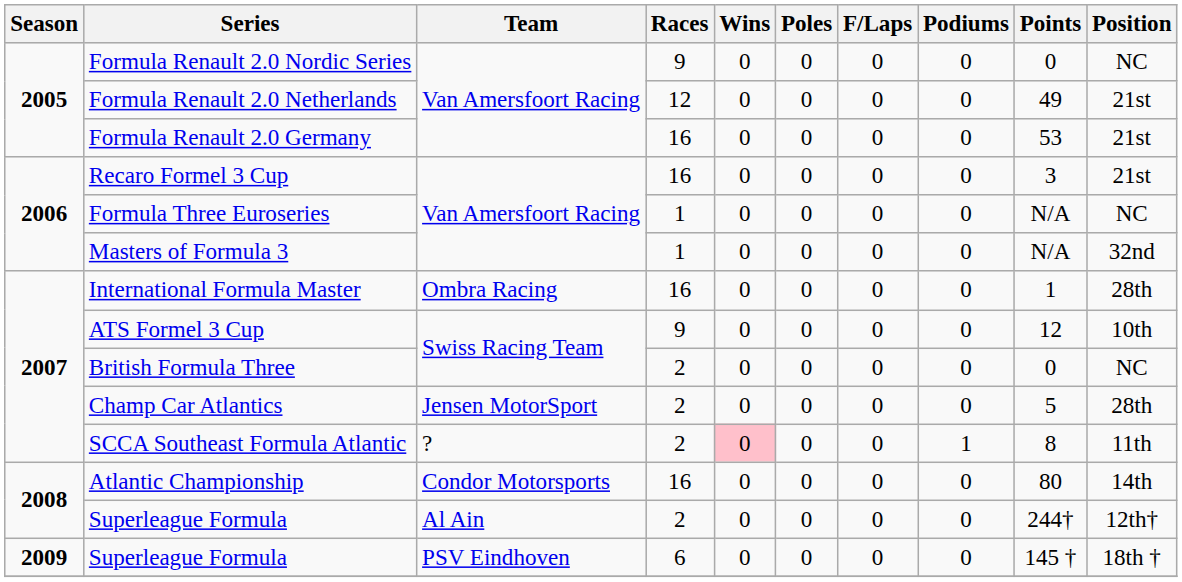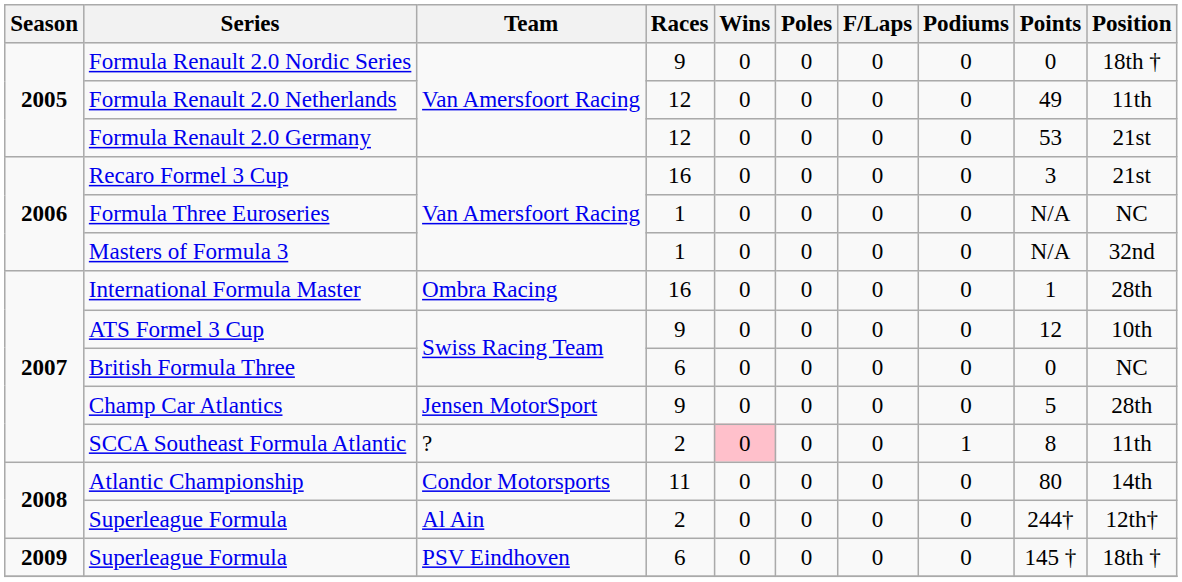(1132, 61) NC -> (1132, 61) 18th †
(1132, 99) 21st -> (1132, 99) 11th
(680, 138) 16 -> (680, 138) 12
(680, 366) 2 -> (680, 366) 6
(680, 404) 2 -> (680, 404) 9
(680, 480) 16 -> (680, 480) 11
